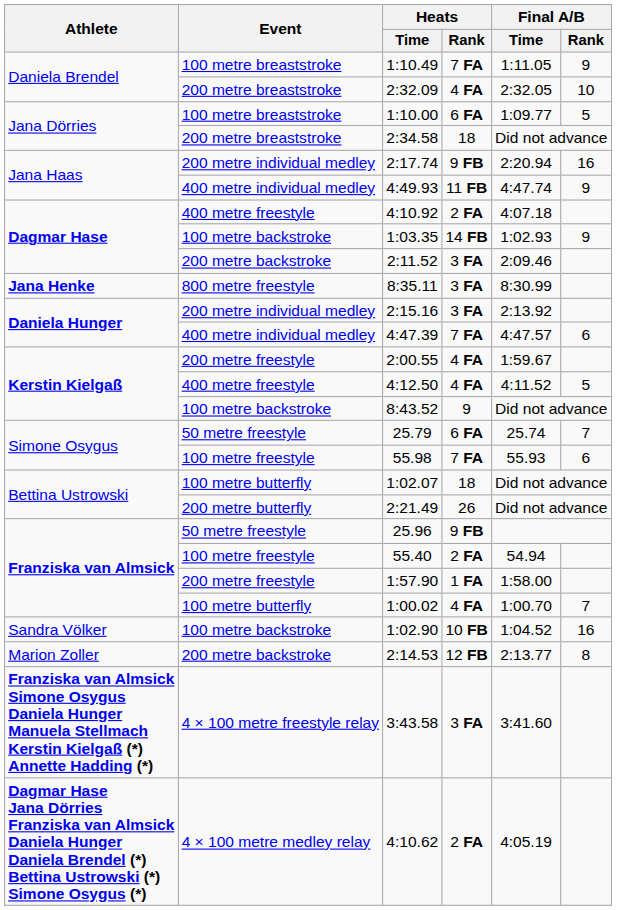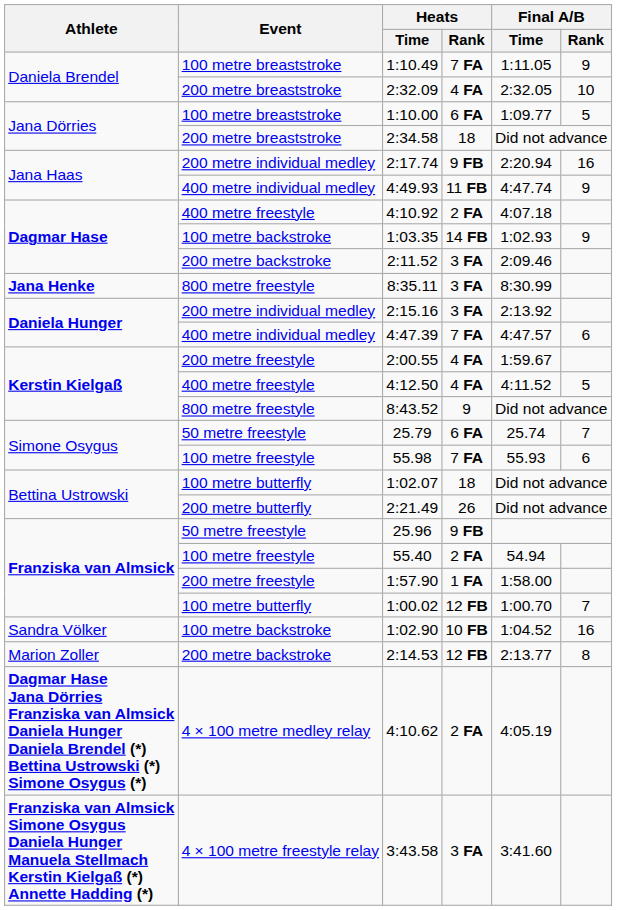(256, 409) 100 metre backstroke -> (248, 409) 800 metre freestyle
(467, 606) 4 FA -> (467, 606) 12 FB
rows swapped: (412, 722) <-> (412, 842)
